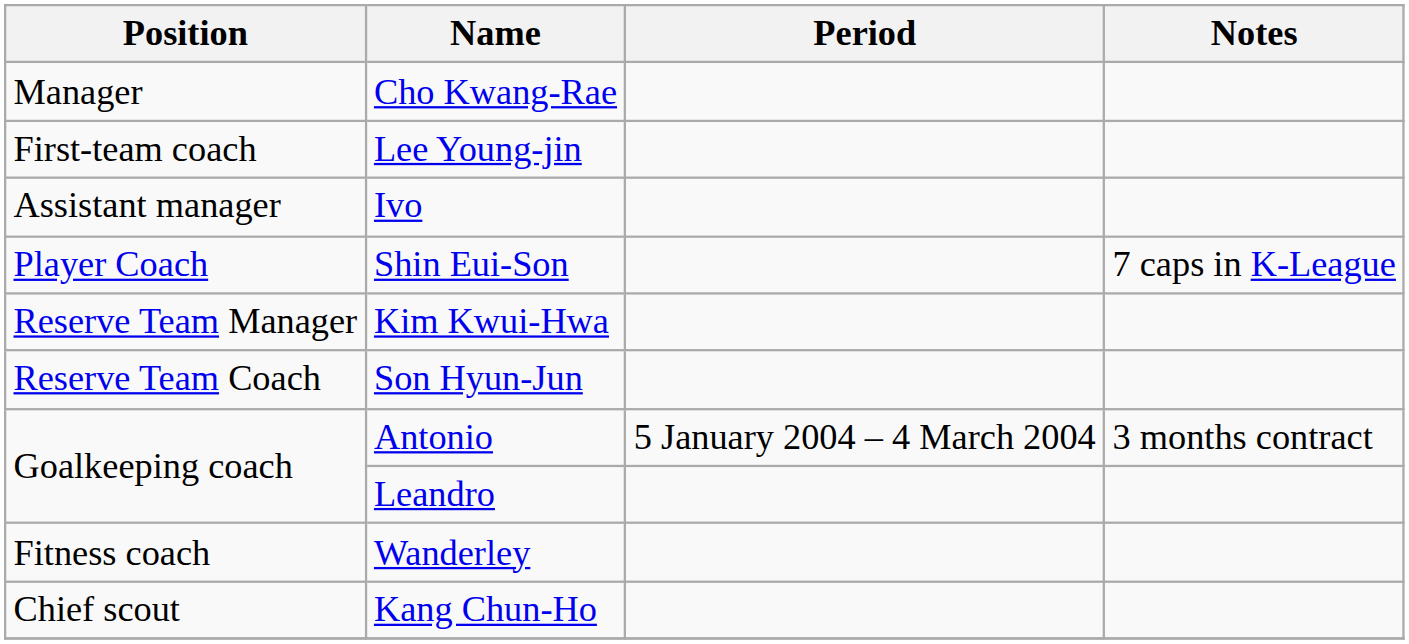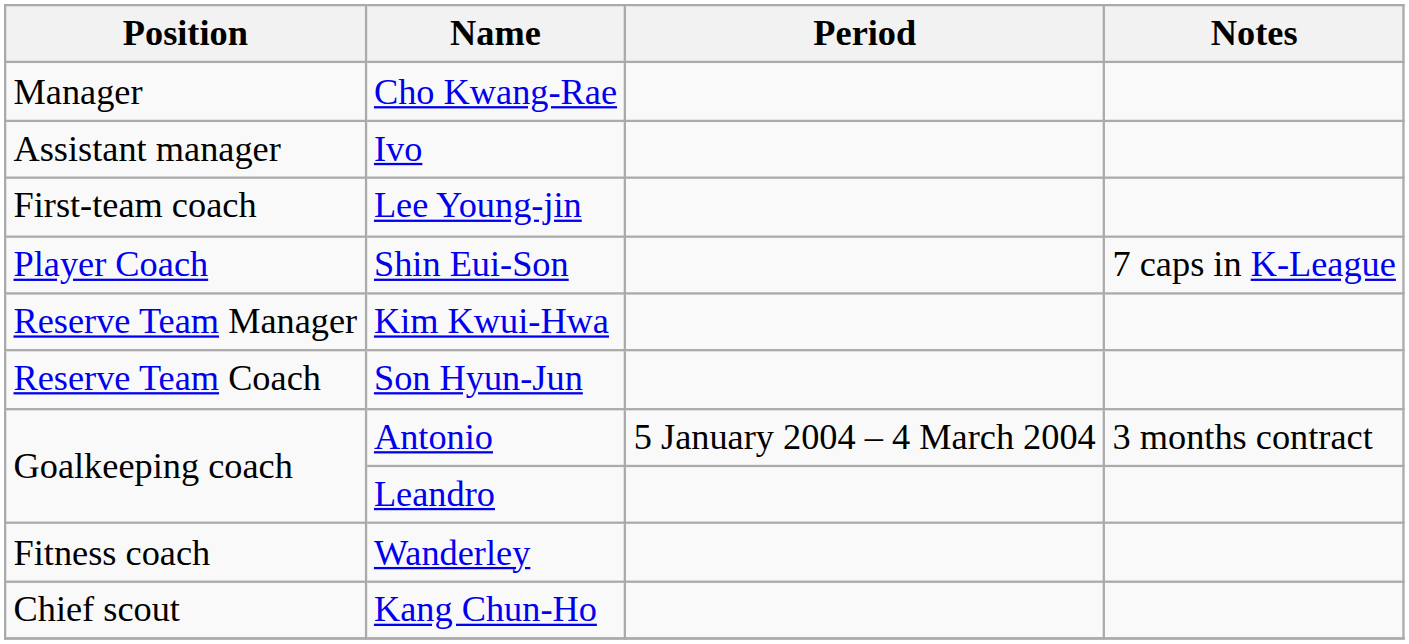rows swapped: (398, 206) <-> (478, 148)
